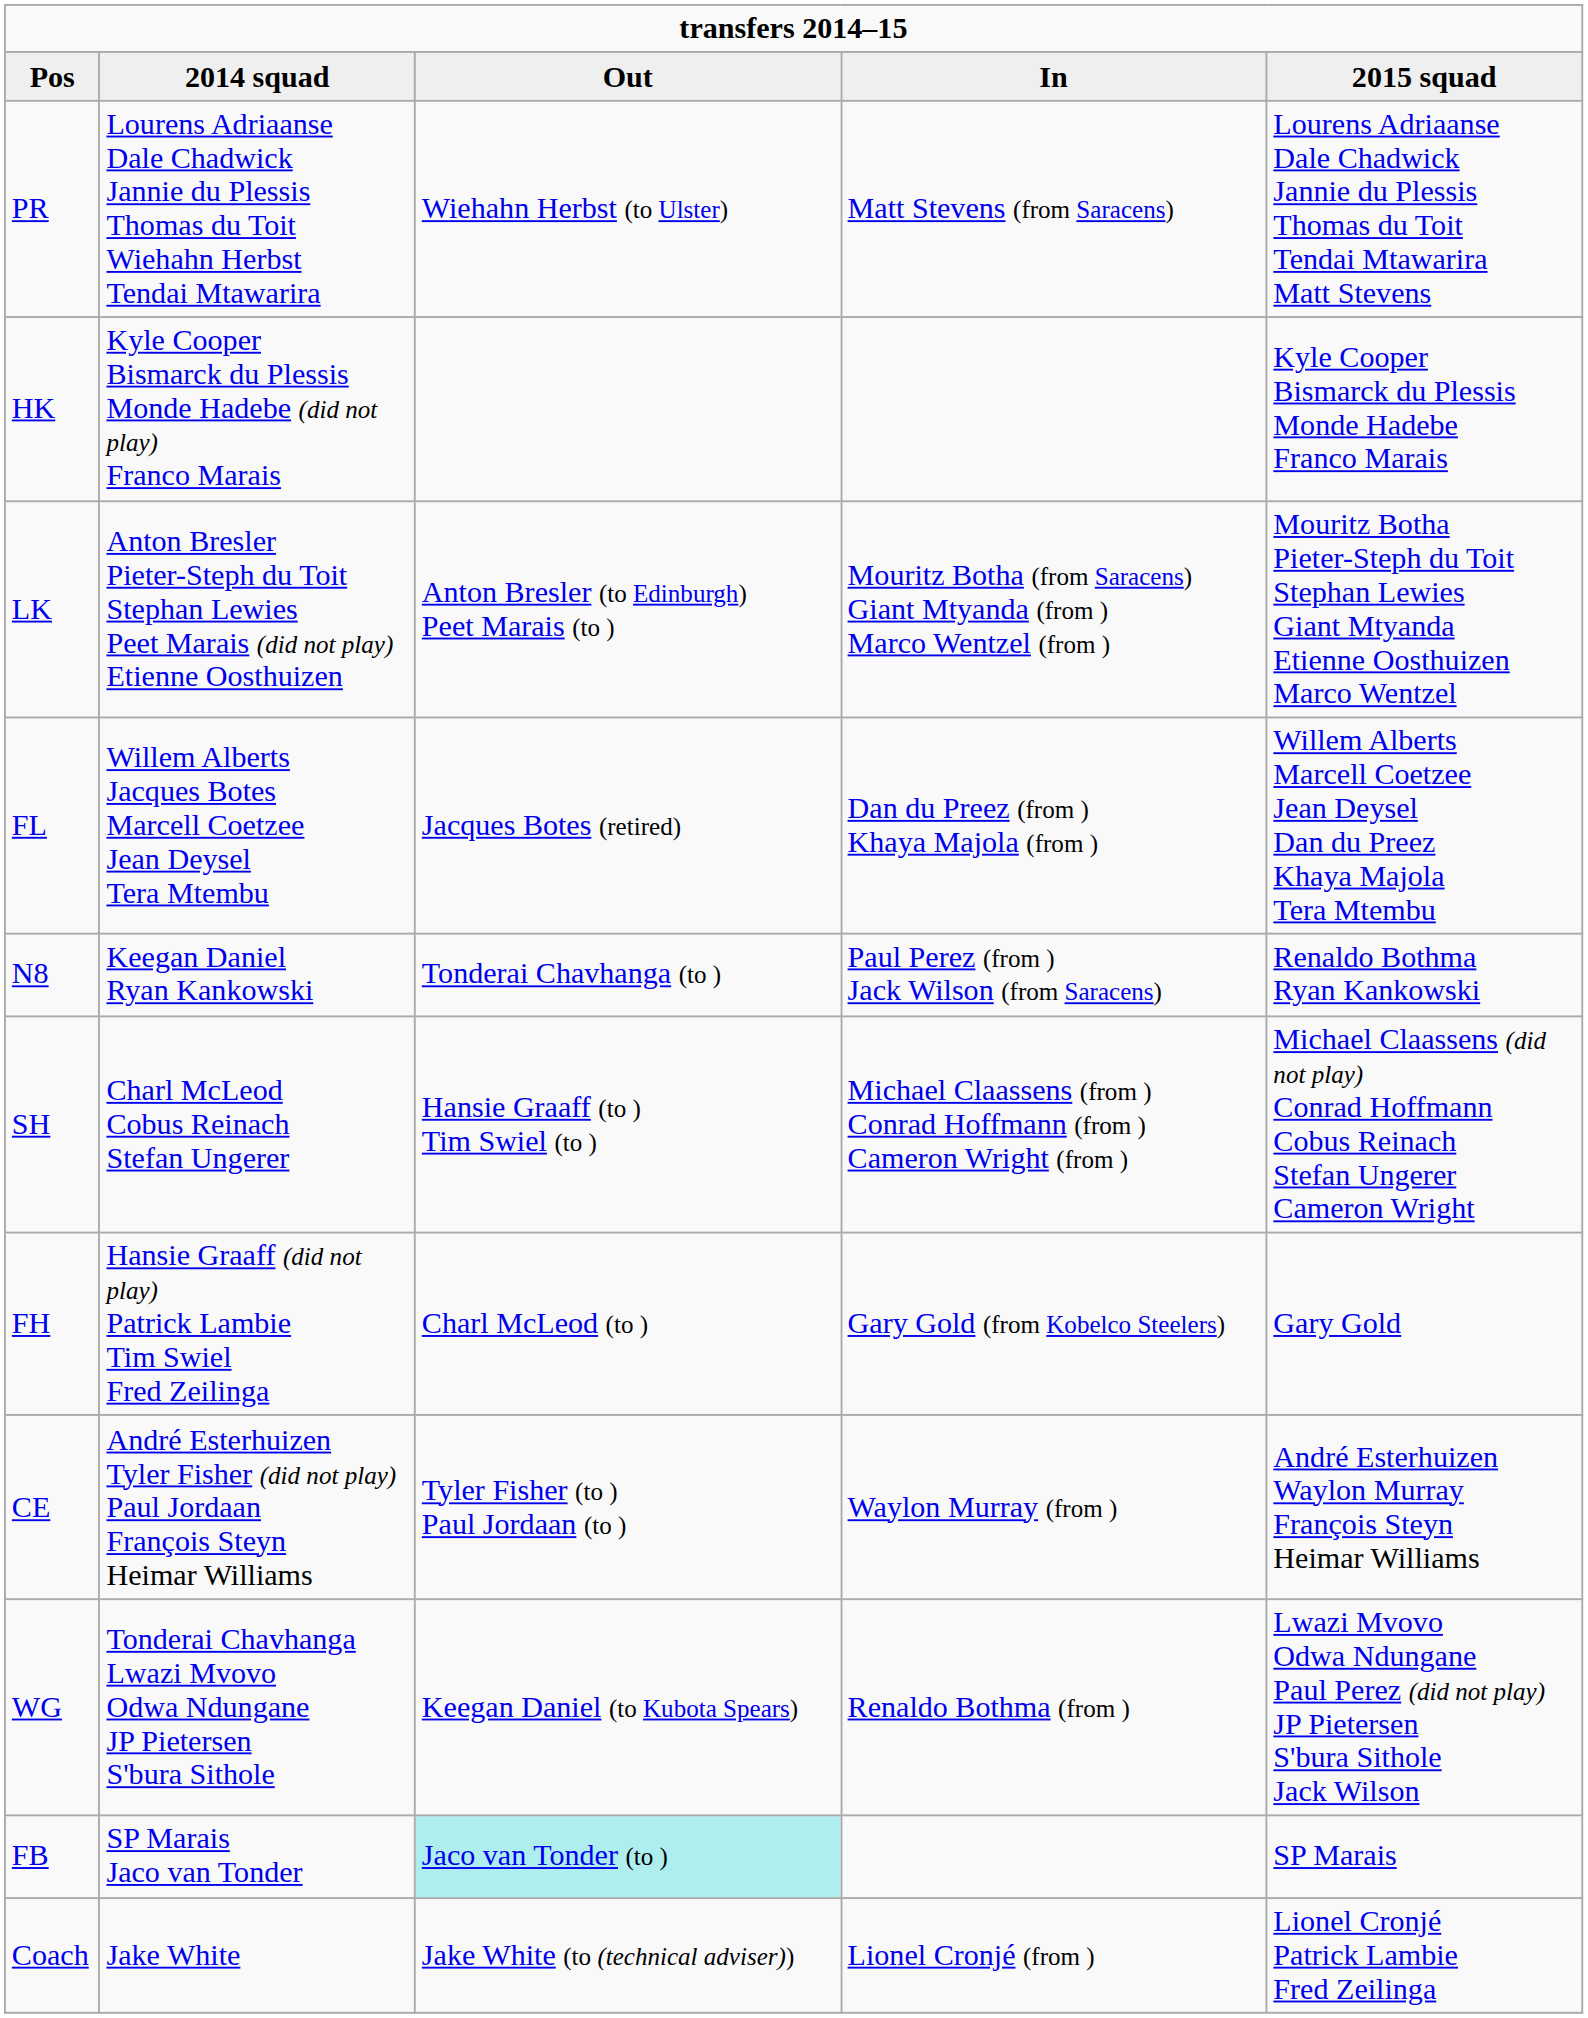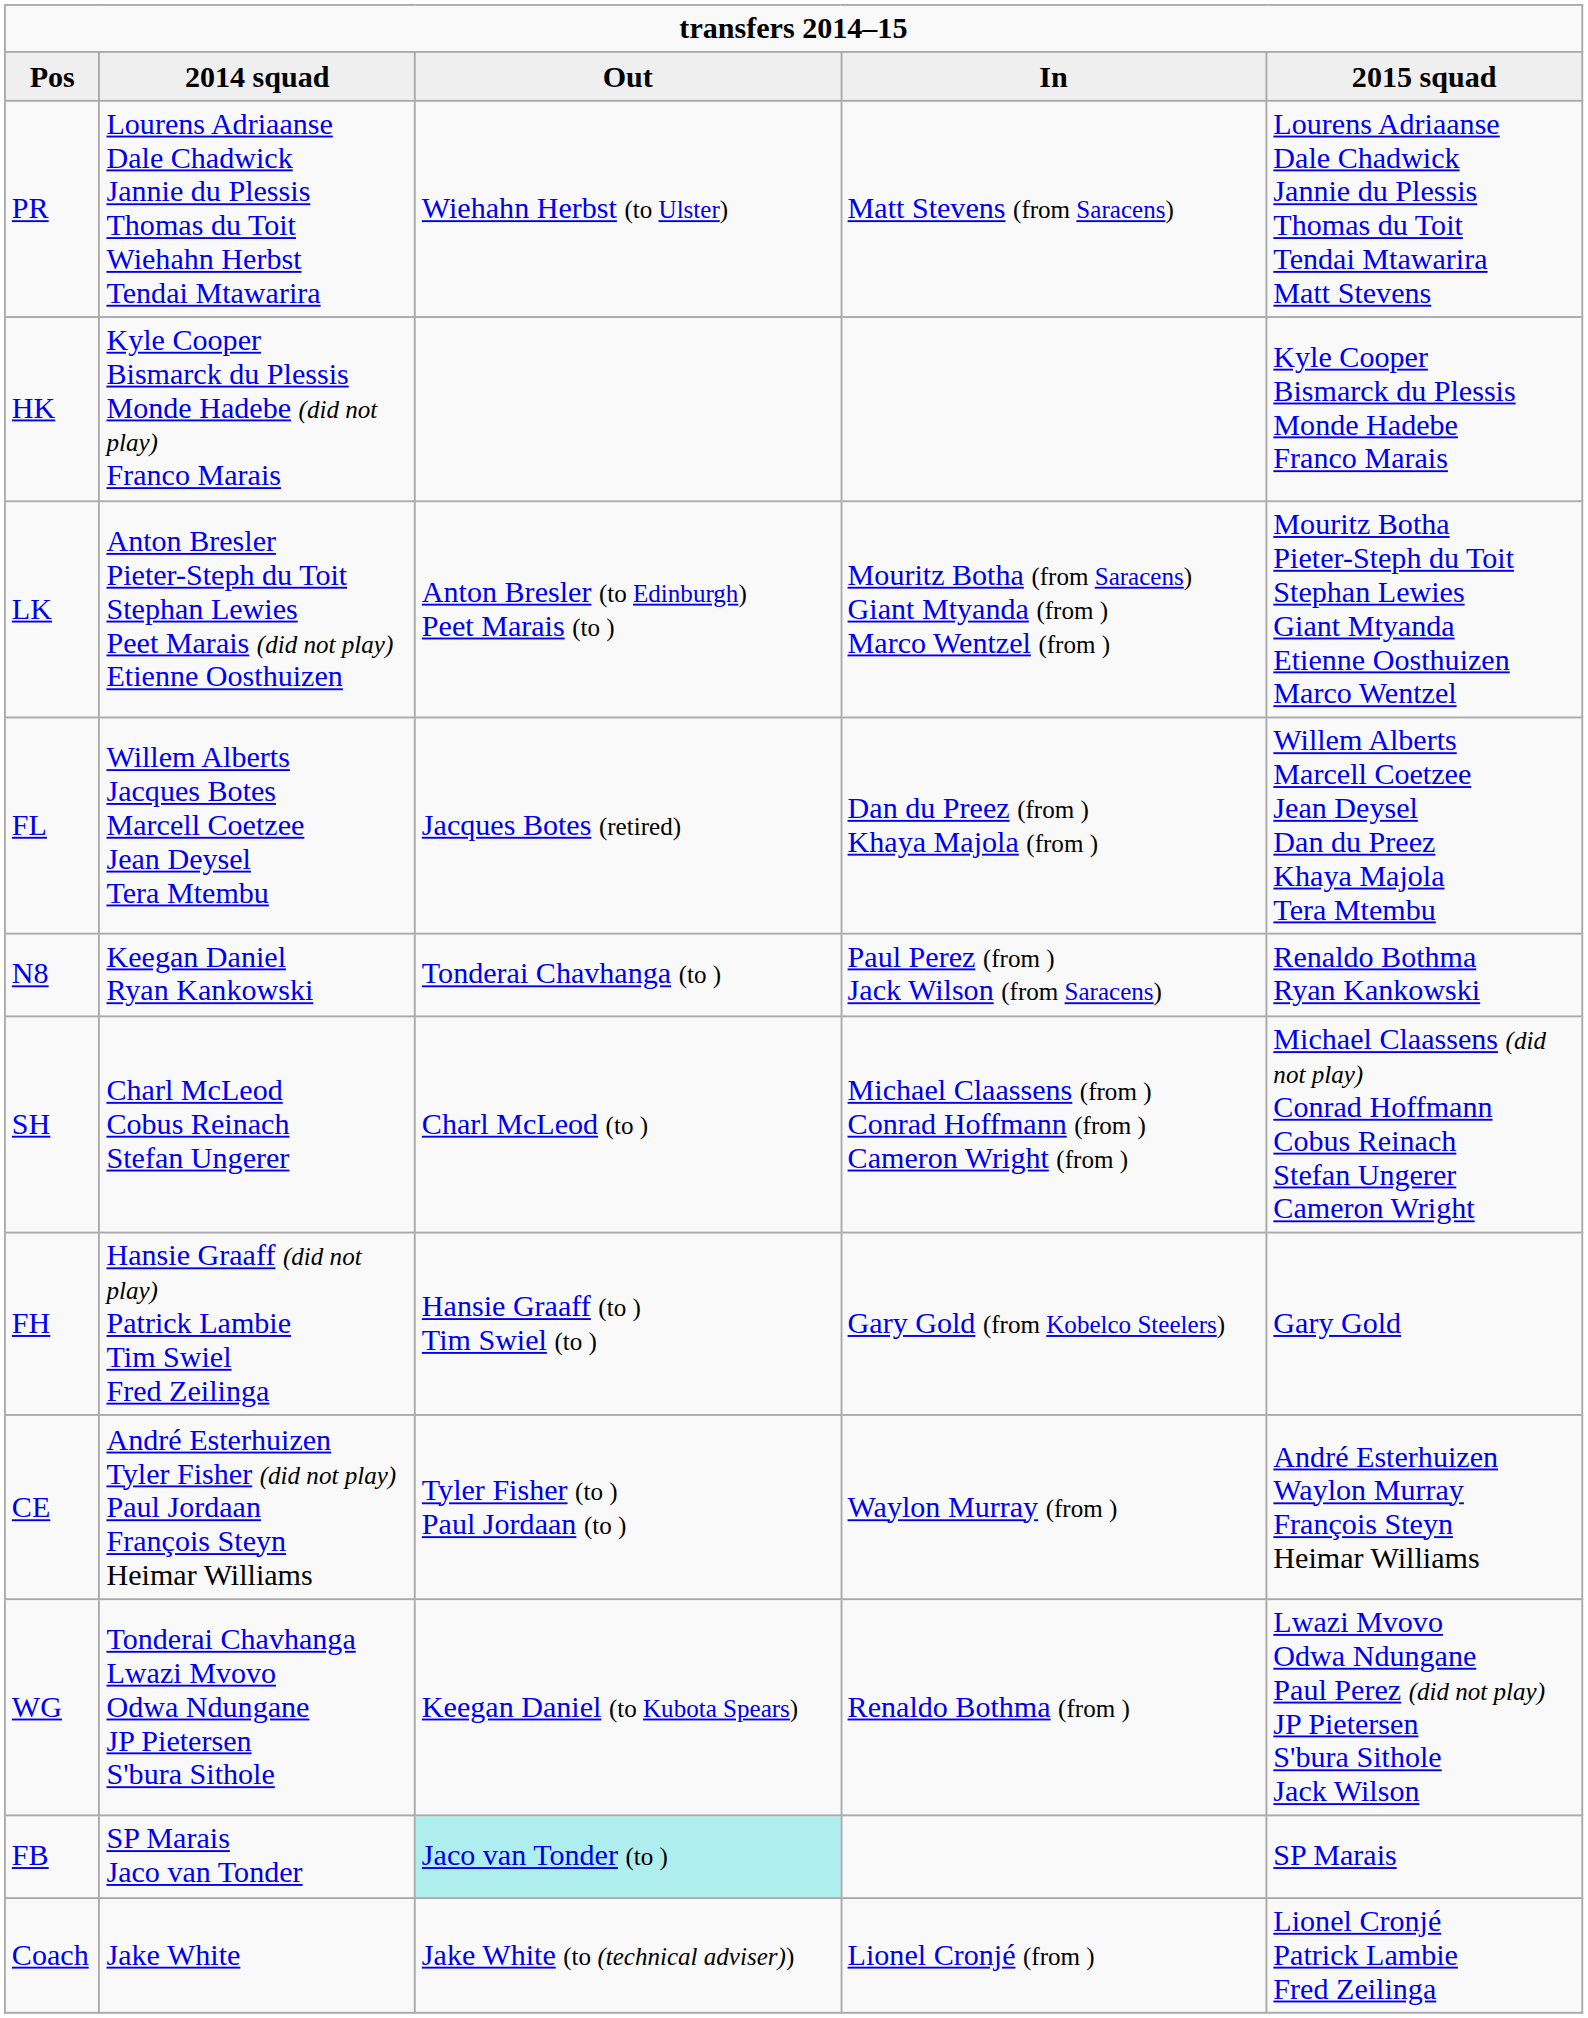(531, 1123) Hansie Graaff (to ) Tim Swiel (to ) -> (535, 1123) Charl McLeod (to )
(535, 1323) Charl McLeod (to ) -> (531, 1323) Hansie Graaff (to ) Tim Swiel (to )
